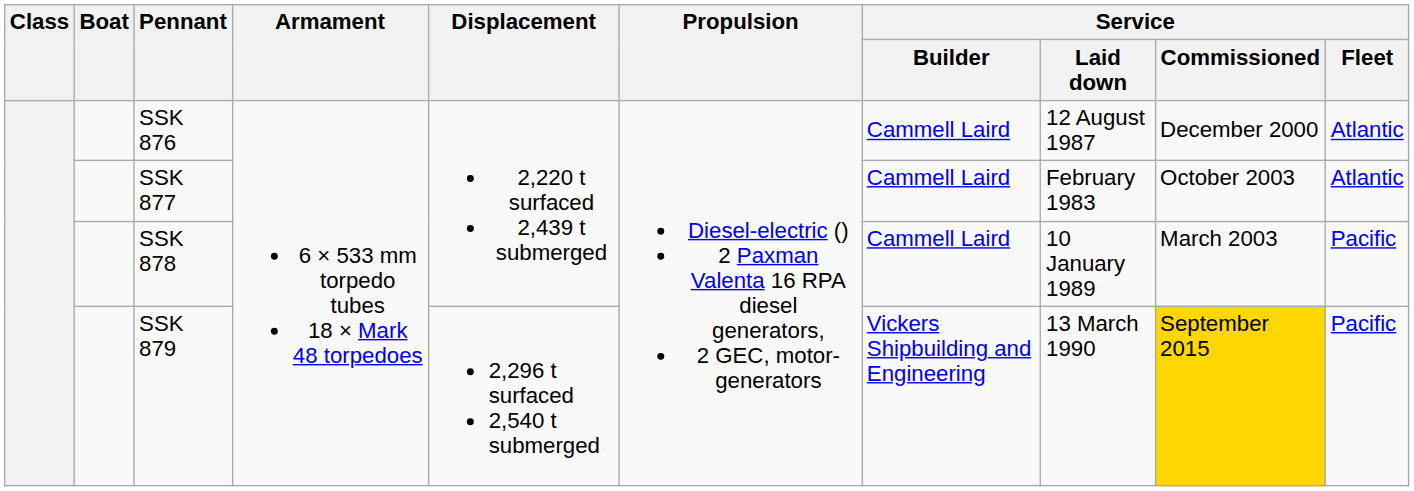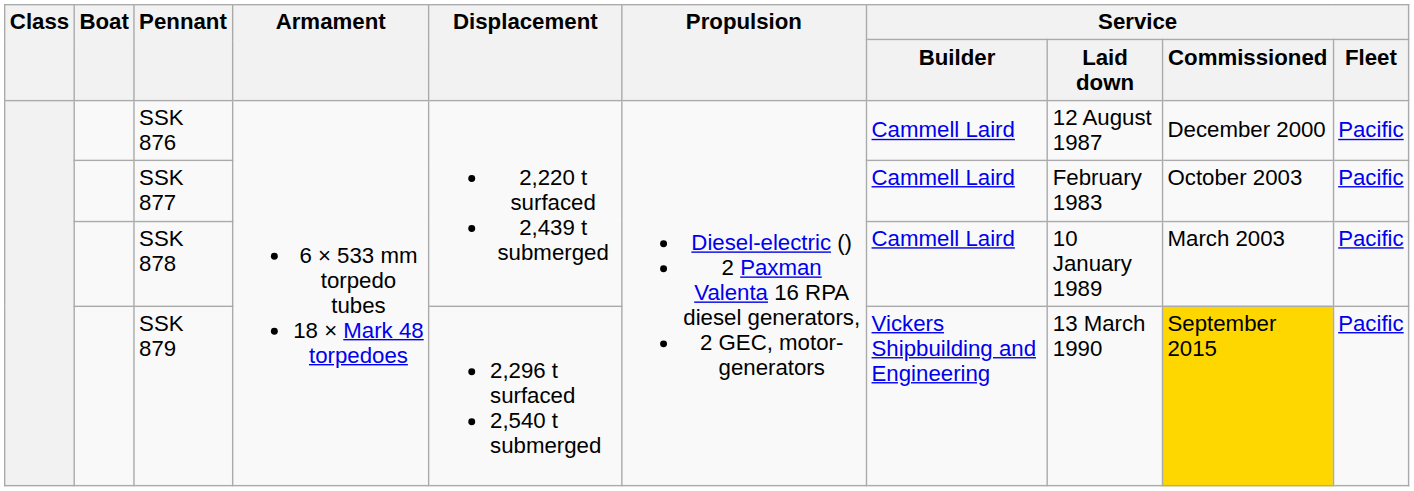(1367, 130) Atlantic -> (1371, 130) Pacific
(1367, 177) Atlantic -> (1371, 177) Pacific
